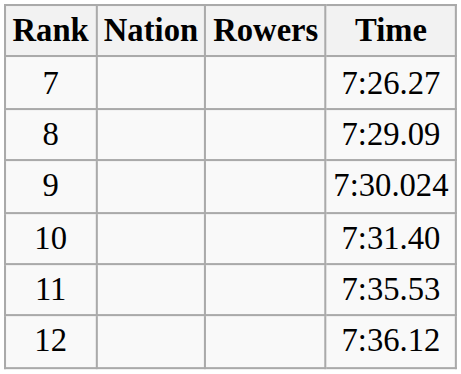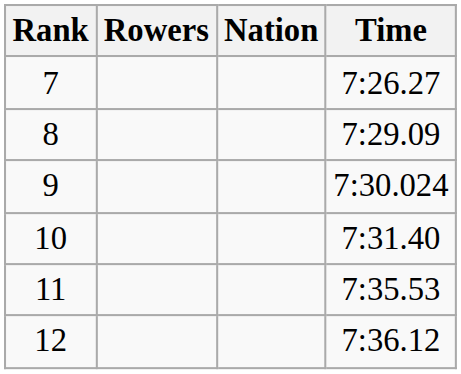columns swapped: (266, 30) <-> (151, 30)
